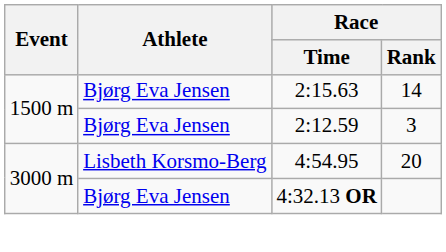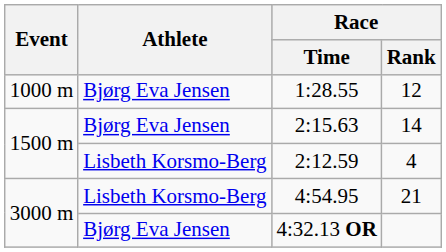+ row: (327, 91)
(156, 126) Bjørg Eva Jensen -> (175, 160) Lisbeth Korsmo-Berg
(411, 126) 3 -> (411, 160) 4
(411, 160) 20 -> (411, 195) 21
